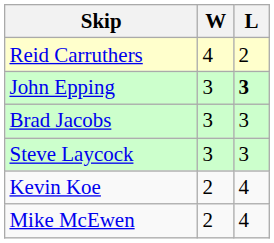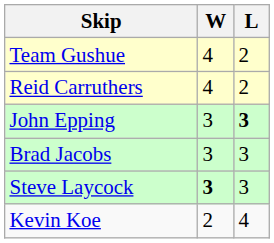+ row: (67, 54)
(208, 154) normal -> (208, 187) bold
- row: (72, 220)
